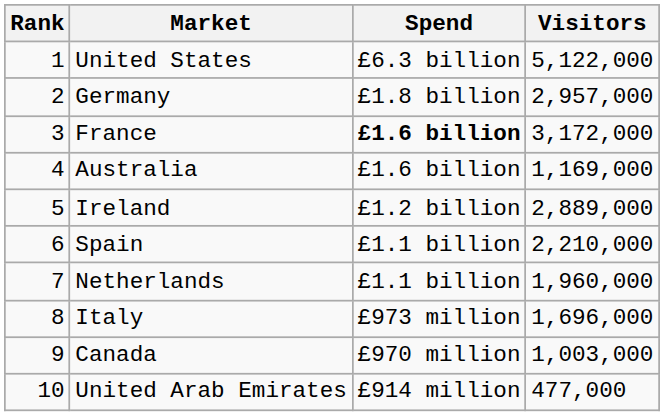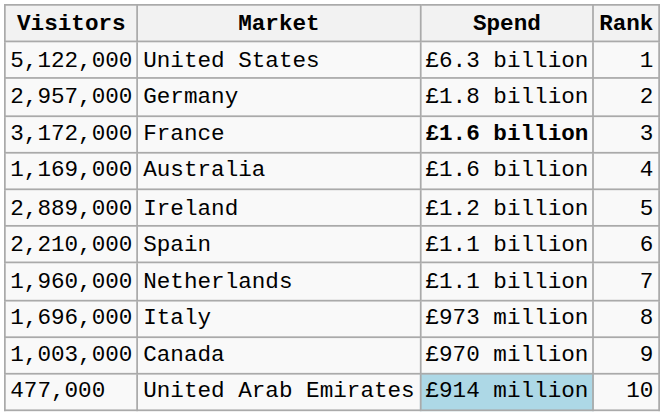columns swapped: (37, 23) <-> (592, 23)
(439, 392) no background -> (507, 392) lightblue background
